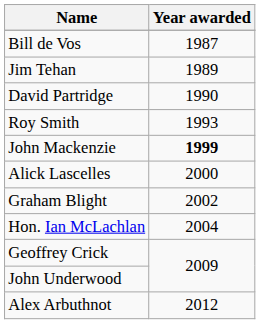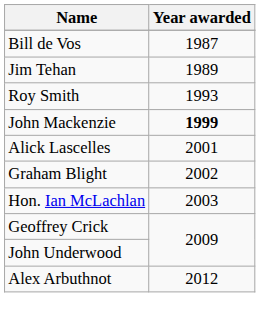- row: (61, 95)
(202, 174) 2000 -> (202, 148) 2001
(202, 226) 2004 -> (202, 200) 2003
